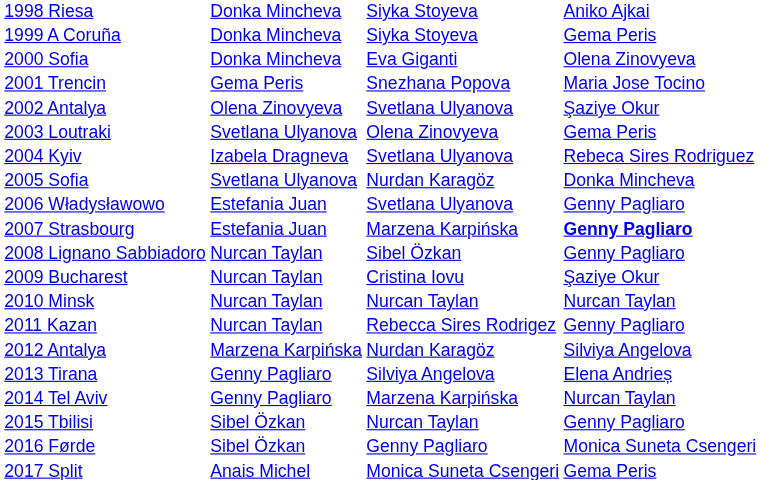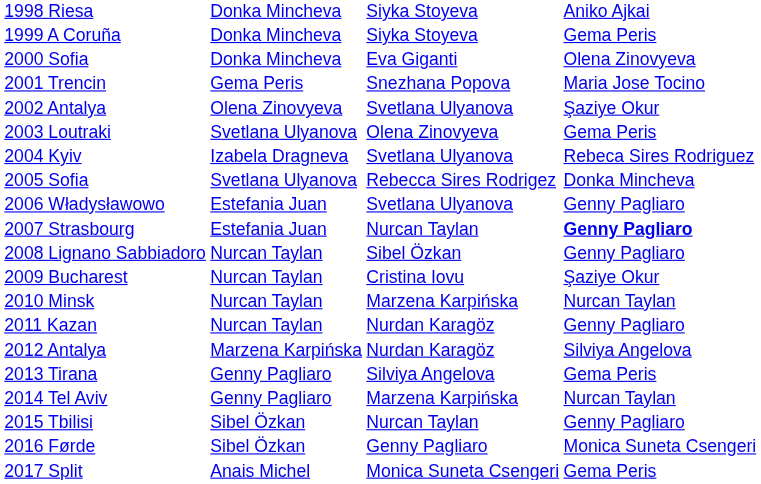(430, 180) Nurdan Karagöz -> (461, 180) Rebecca Sires Rodrigez
(442, 228) Marzena Karpińska -> (422, 228) Nurcan Taylan
(422, 301) Nurcan Taylan -> (442, 301) Marzena Karpińska
(461, 325) Rebecca Sires Rodrigez -> (430, 325) Nurdan Karagöz
(618, 374) Elena Andrieș -> (610, 374) Gema Peris
